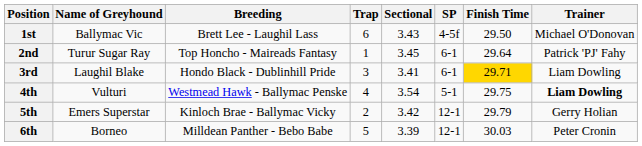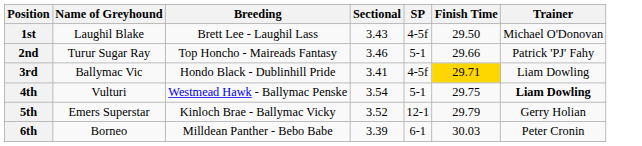- column: (366, 14)
(109, 33) Ballymac Vic -> (109, 33) Laughil Blake
(408, 53) 3.45 -> (377, 53) 3.46
(449, 53) 6-1 -> (418, 53) 5-1
(498, 53) 29.64 -> (466, 53) 29.66
(109, 72) Laughil Blake -> (109, 72) Ballymac Vic
(449, 72) 6-1 -> (418, 72) 4-5f
(408, 111) 3.42 -> (377, 111) 3.52
(449, 131) 12-1 -> (418, 131) 6-1
